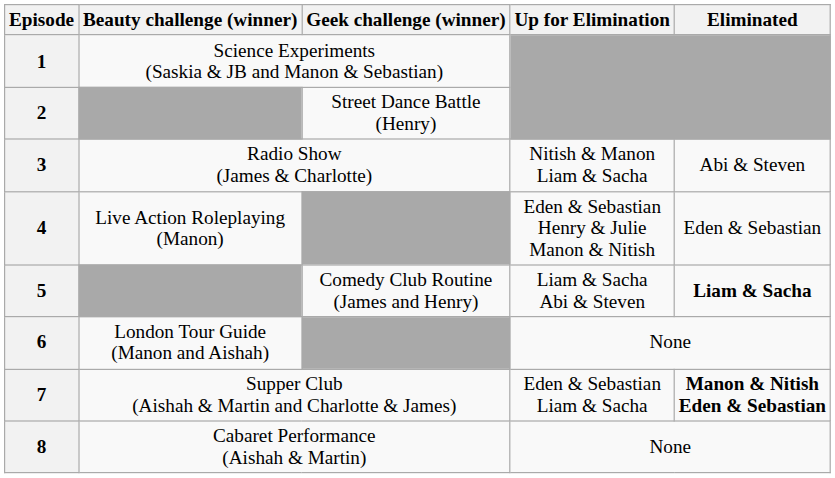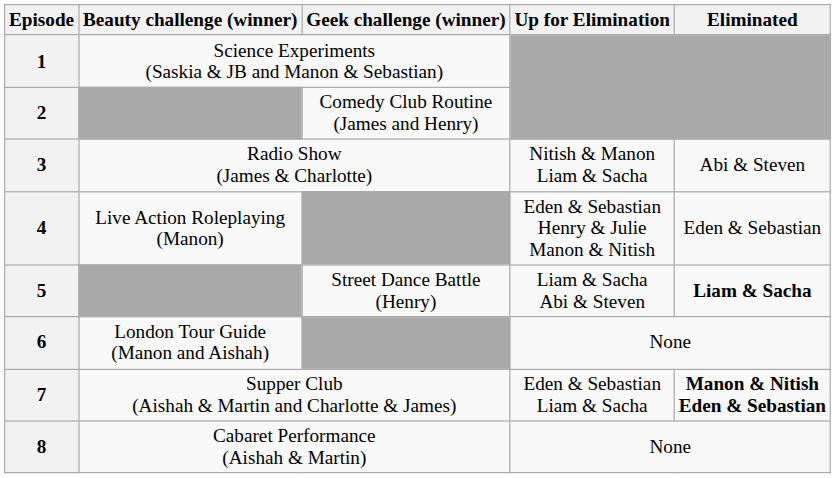(406, 113) Street Dance Battle (Henry) -> (406, 113) Comedy Club Routine (James and Henry)
(406, 290) Comedy Club Routine (James and Henry) -> (406, 290) Street Dance Battle (Henry)
